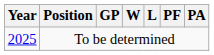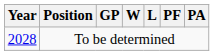(22, 38) 2025 -> (22, 38) 2028
